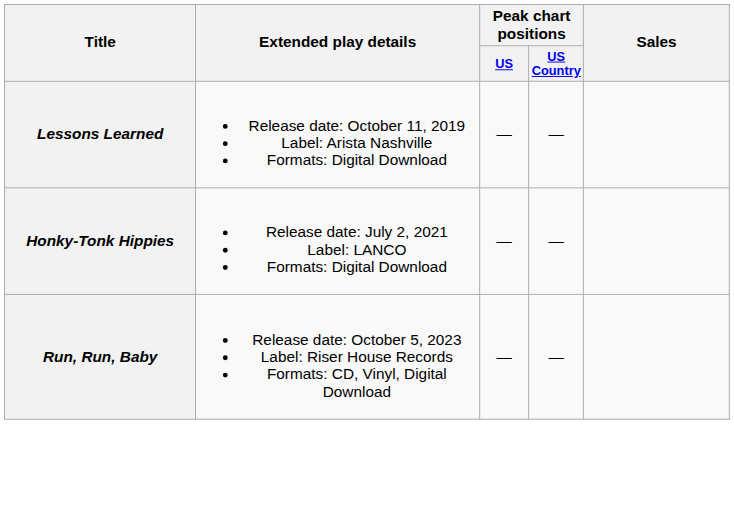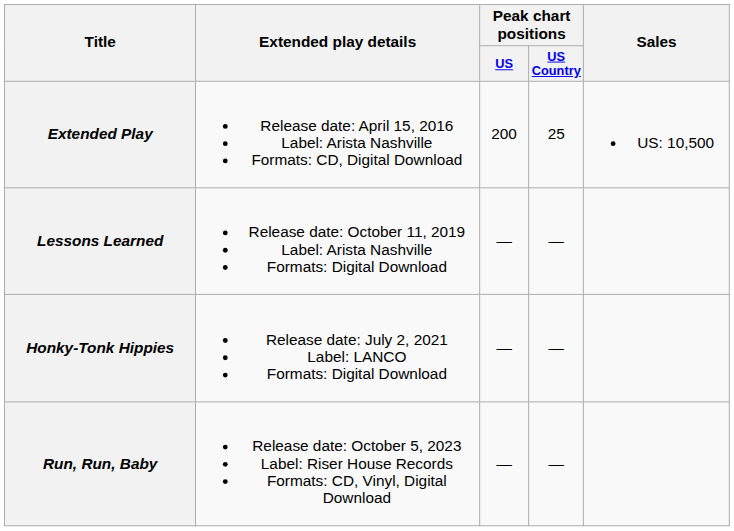+ row: (100, 134)
